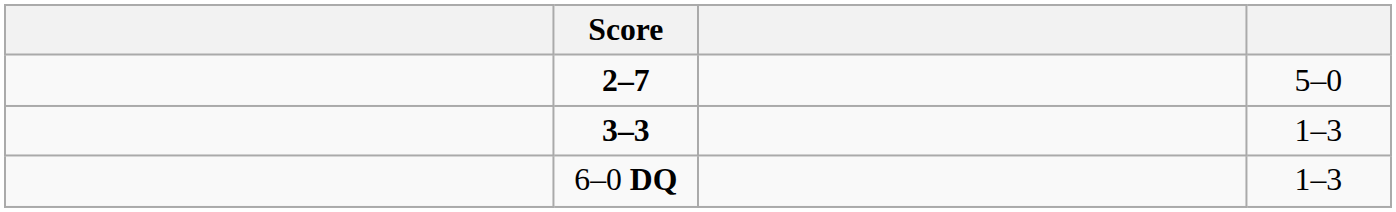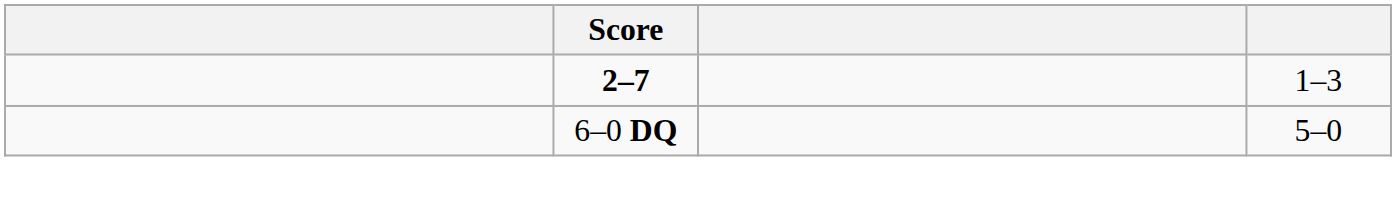(1318, 79) 5–0 -> (1318, 79) 1–3
- row: (626, 130)
(1318, 180) 1–3 -> (1318, 130) 5–0
